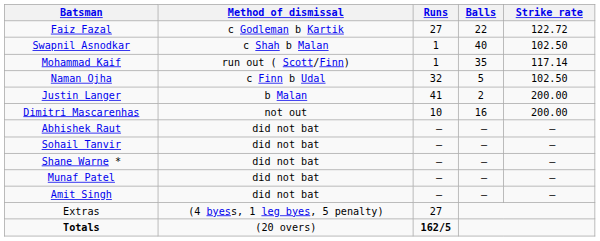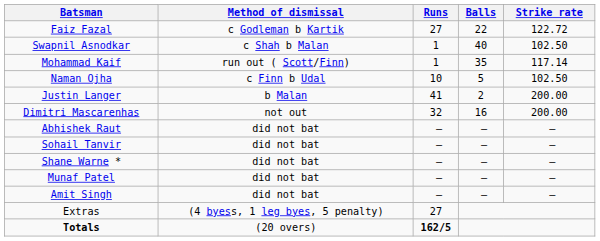(436, 79) 32 -> (436, 79) 10
(436, 112) 10 -> (436, 112) 32
